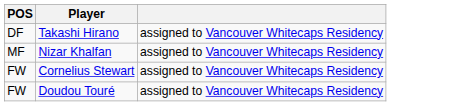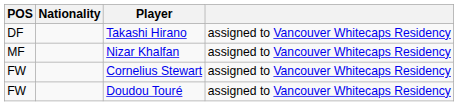+ column: (70, 14)
